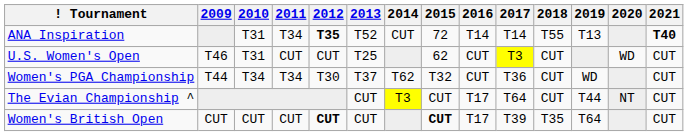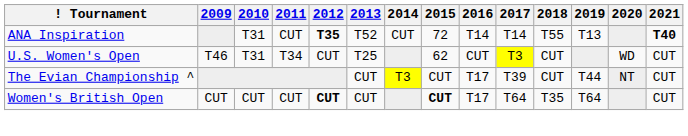(291, 36) T34 -> (291, 36) CUT
(291, 57) CUT -> (291, 57) T34
- row: (101, 78)
(515, 99) T64 -> (515, 78) T39
(515, 120) T39 -> (515, 99) T64
